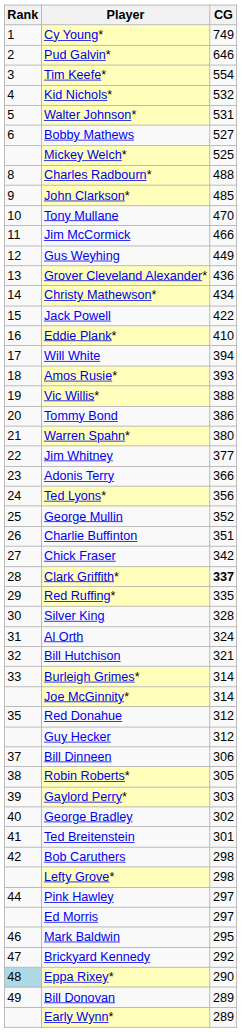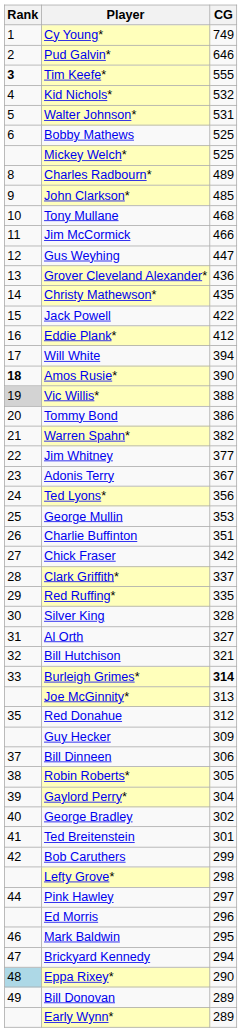(11, 75) normal -> (11, 75) bold
(223, 75) 554 -> (223, 75) 555
(223, 135) 527 -> (223, 135) 525
(223, 175) 488 -> (223, 175) 489
(223, 215) 470 -> (223, 215) 468
(223, 255) 449 -> (223, 255) 447
(223, 295) 434 -> (223, 295) 435
(223, 335) 410 -> (223, 335) 412
(14, 375) normal -> (14, 375) bold
(223, 375) 393 -> (223, 375) 390
(14, 396) no background -> (14, 396) lightgrey background
(223, 436) 380 -> (223, 436) 382
(223, 476) 366 -> (223, 476) 367
(223, 516) 352 -> (223, 516) 353
(223, 576) bold -> (223, 576) normal
(223, 636) 324 -> (223, 636) 327
(223, 676) normal -> (223, 676) bold
(223, 696) 314 -> (223, 696) 313
(223, 736) 312 -> (223, 736) 309
(223, 796) 303 -> (223, 796) 304
(223, 857) 298 -> (223, 857) 299
(223, 917) 297 -> (223, 917) 296
(223, 957) 292 -> (223, 957) 294
